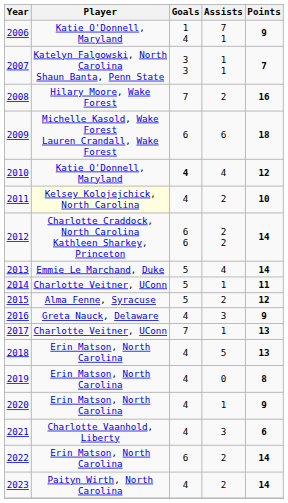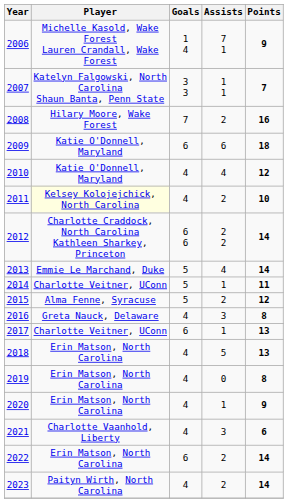(100, 33) Katie O'Donnell, Maryland -> (100, 44) Michelle Kasold, Wake Forest Lauren Crandall, Wake Forest
(100, 135) Michelle Kasold, Wake Forest Lauren Crandall, Wake Forest -> (100, 146) Katie O'Donnell, Maryland
(186, 172) bold -> (186, 172) normal
(264, 315) 9 -> (264, 315) 8
(186, 331) 7 -> (186, 331) 6
